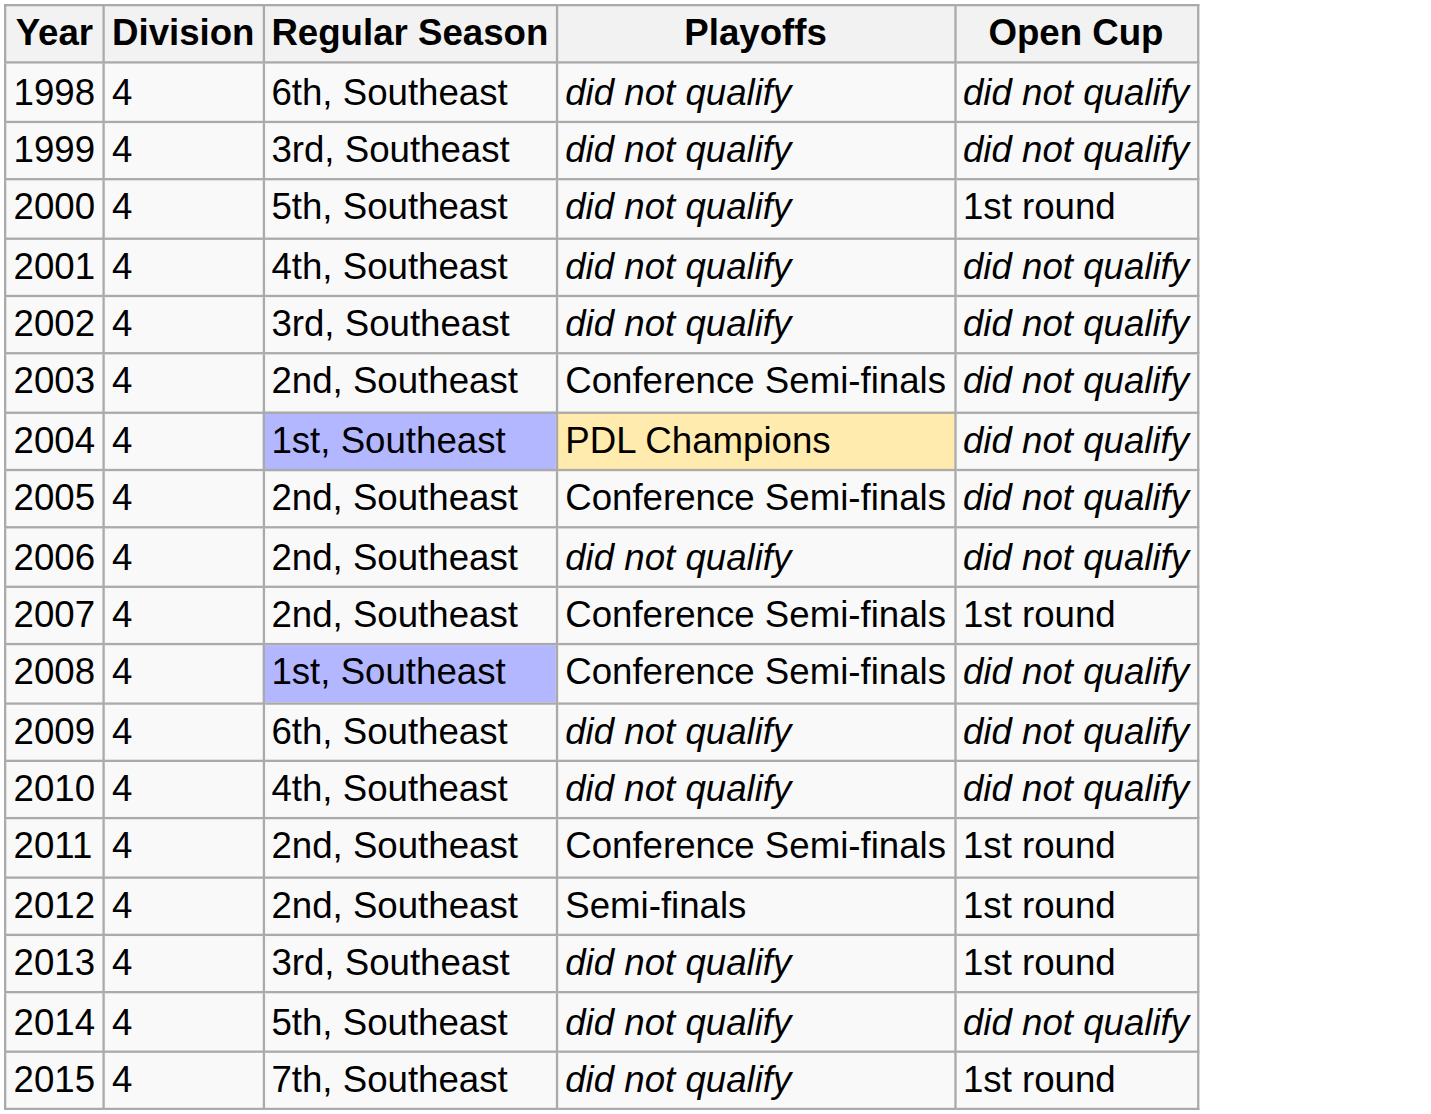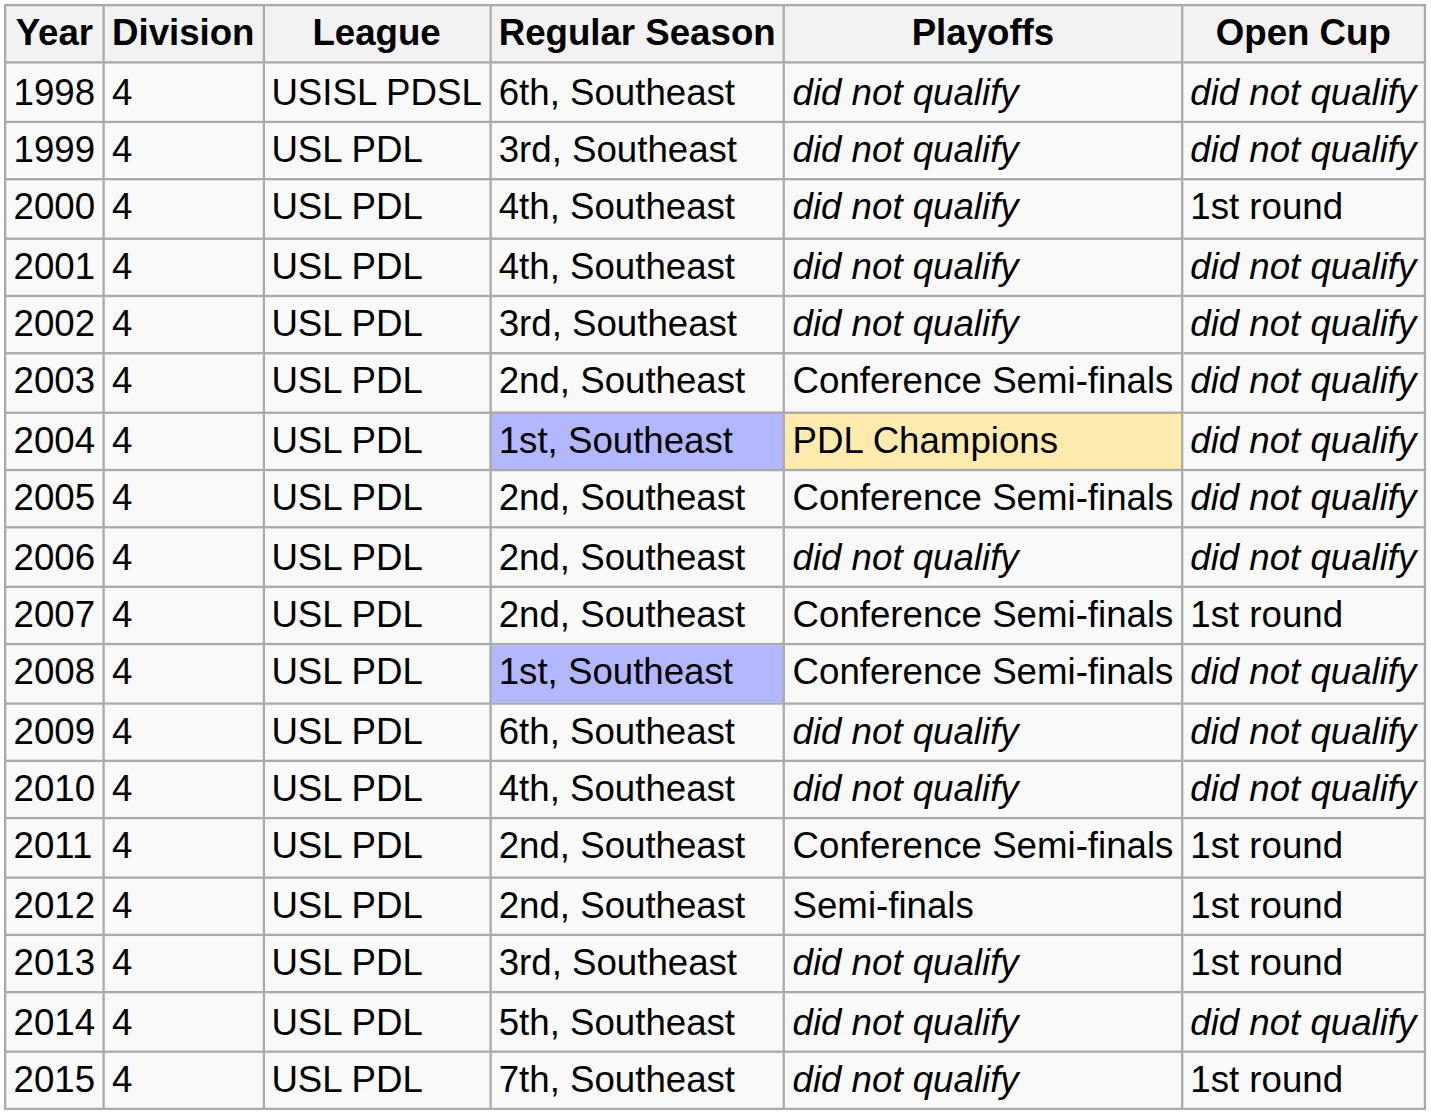+ column: (377, 33)
(390, 207) 5th, Southeast -> (617, 207) 4th, Southeast
